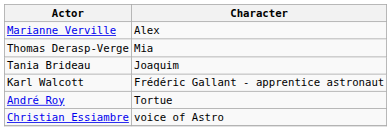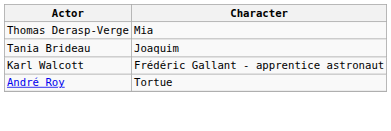- row: (62, 30)
- row: (68, 117)
